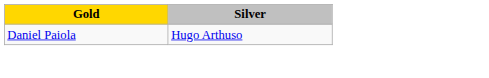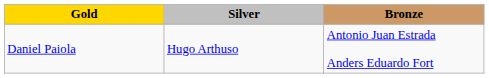+ column: (404, 14)
